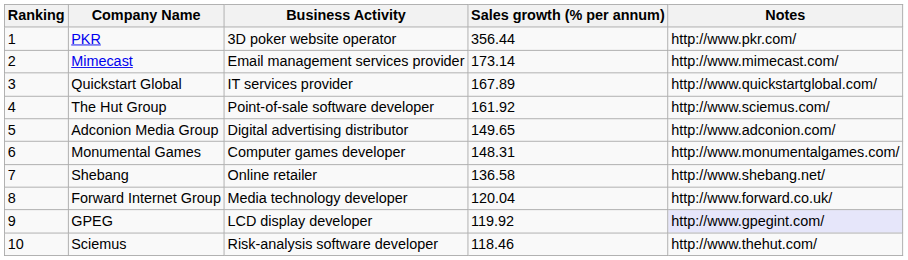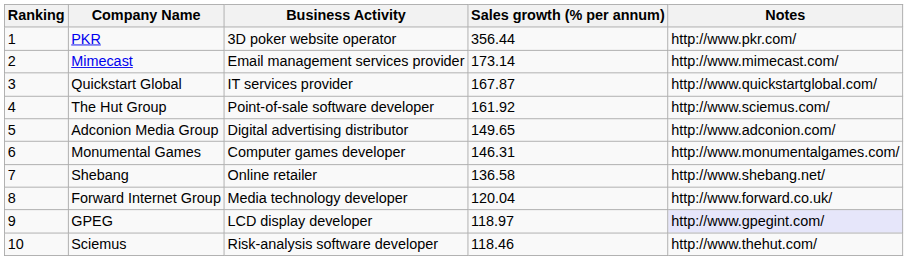(493, 84) 167.89 -> (493, 84) 167.87
(493, 152) 148.31 -> (493, 152) 146.31
(493, 221) 119.92 -> (493, 221) 118.97
